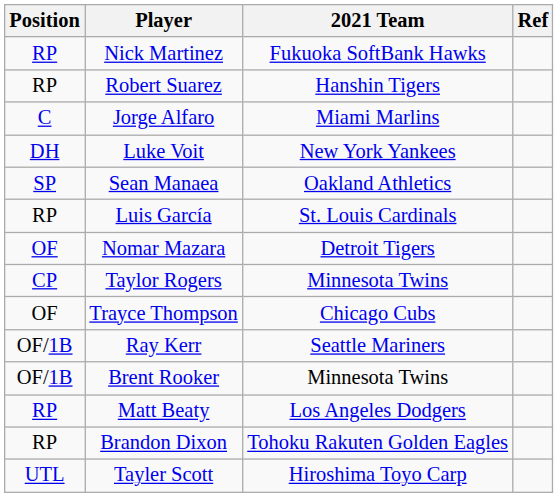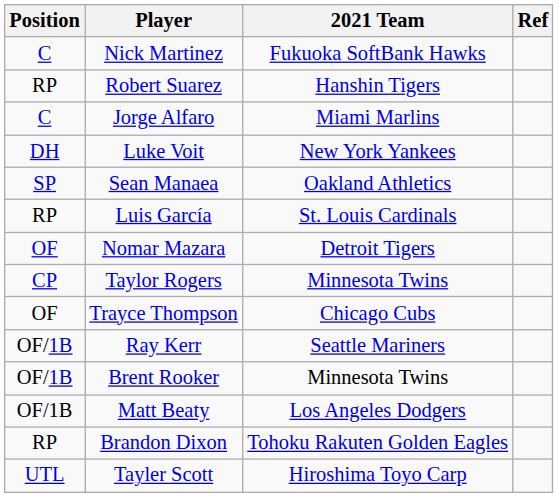(45, 53) RP -> (45, 53) C
(45, 410) RP -> (45, 410) OF/1B
